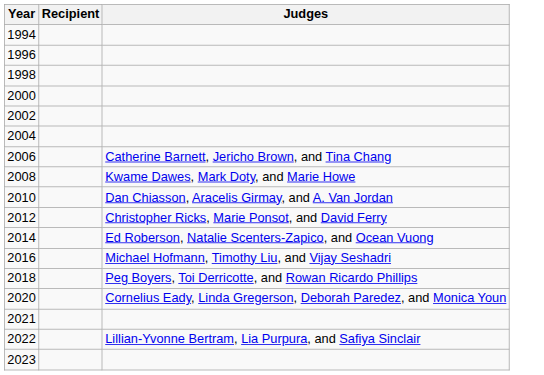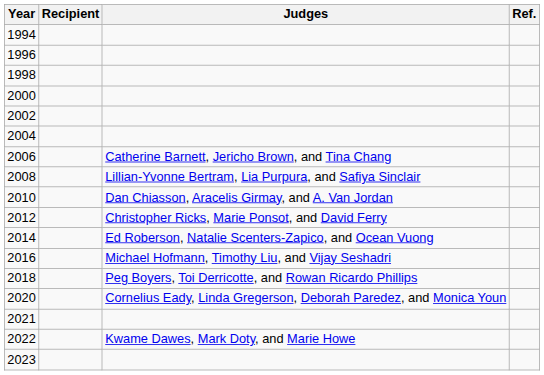+ column: (524, 14)
(230, 177) Kwame Dawes, Mark Doty, and Marie Howe -> (263, 177) Lillian-Yvonne Bertram, Lia Purpura, and Safiya Sinclair
(263, 339) Lillian-Yvonne Bertram, Lia Purpura, and Safiya Sinclair -> (230, 339) Kwame Dawes, Mark Doty, and Marie Howe
